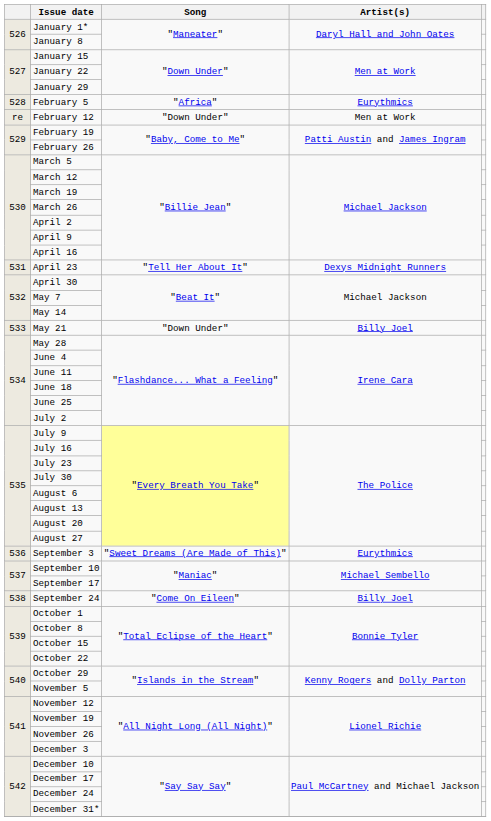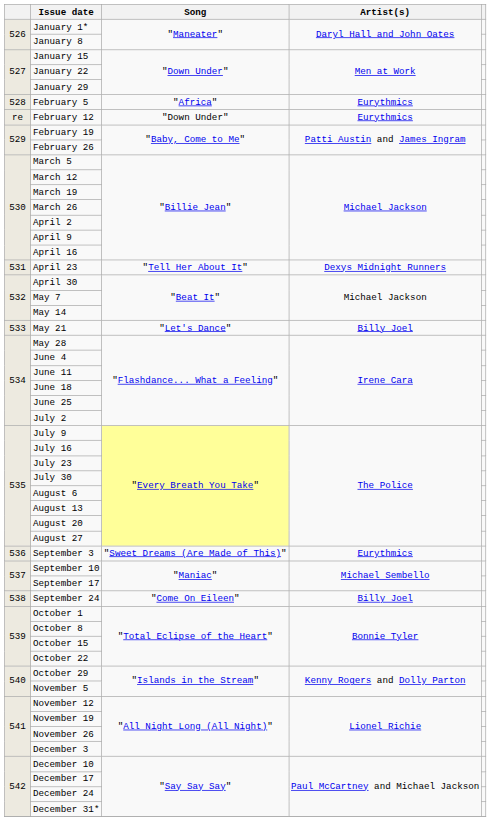(385, 117) Men at Work -> (385, 117) Eurythmics
(195, 328) "Down Under" -> (195, 328) "Let's Dance"
